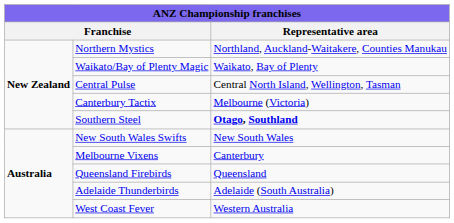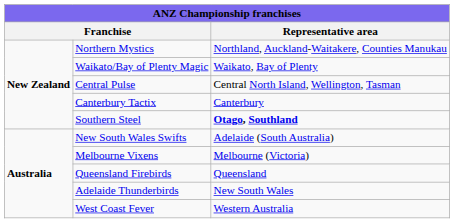(261, 102) Melbourne (Victoria) -> (239, 102) Canterbury
(253, 137) New South Wales -> (274, 137) Adelaide (South Australia)
(239, 155) Canterbury -> (261, 155) Melbourne (Victoria)
(274, 191) Adelaide (South Australia) -> (253, 191) New South Wales
